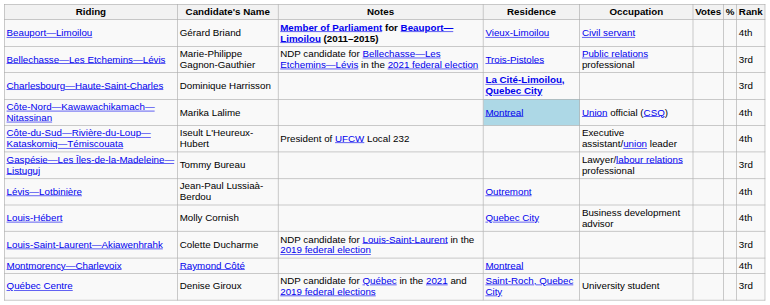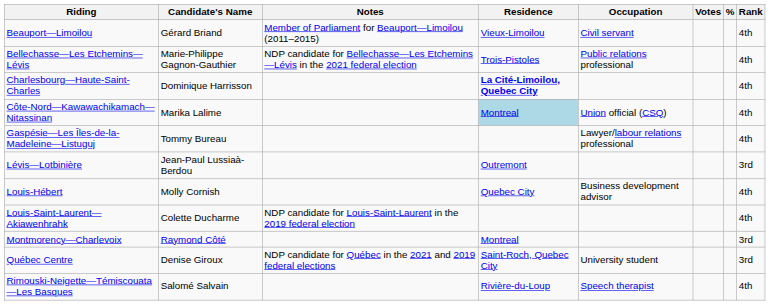(367, 33) bold -> (364, 33) normal
(746, 59) 3rd -> (746, 59) 4th
(746, 86) 3rd -> (746, 86) 4th
- row: (79, 139)
(746, 165) 3rd -> (746, 139) 4th
(746, 191) 4th -> (746, 165) 3rd
(746, 244) 3rd -> (746, 218) 4th
(746, 265) 4th -> (746, 239) 3rd
+ row: (79, 286)
